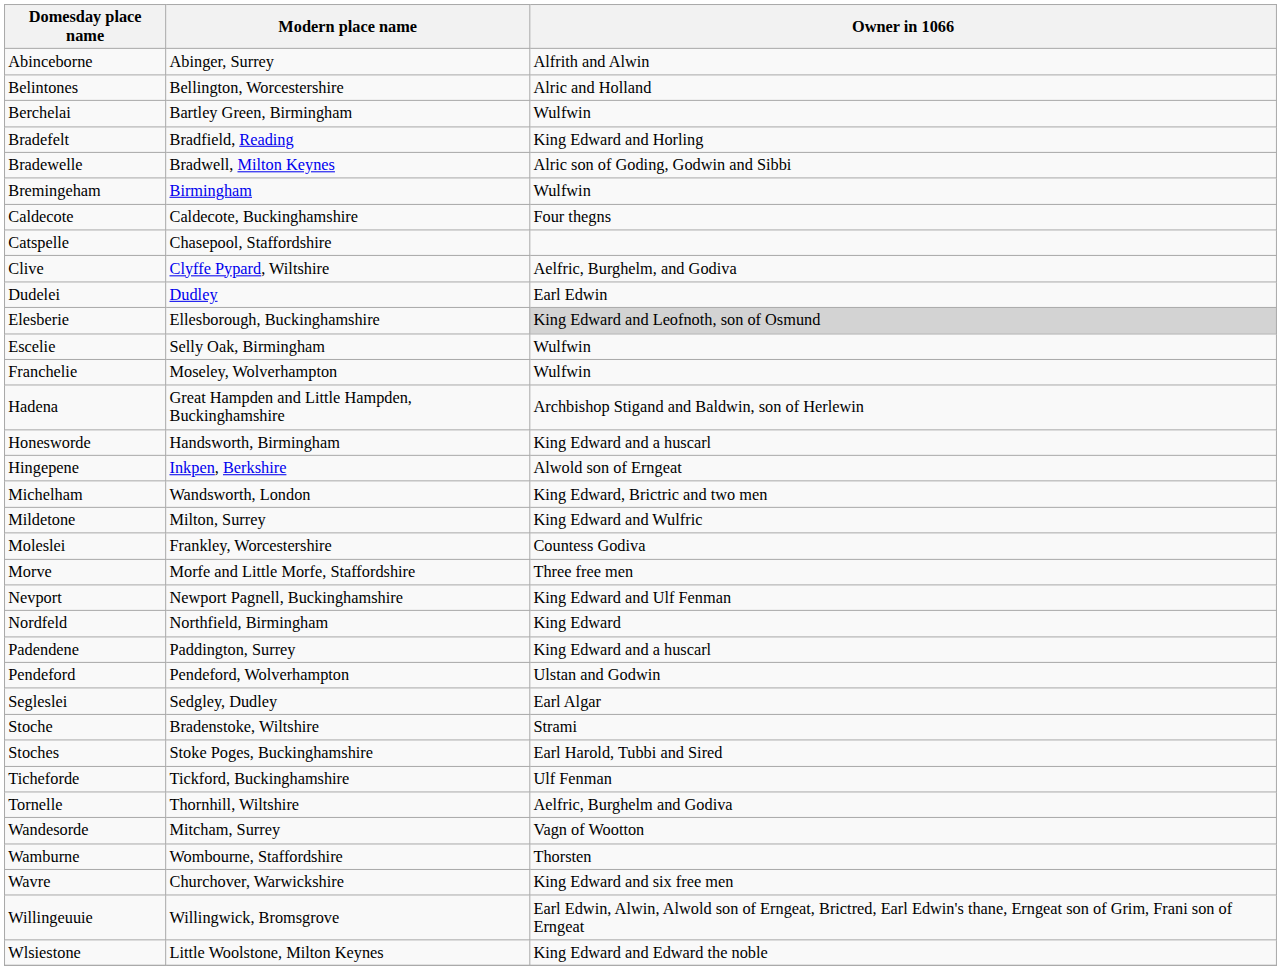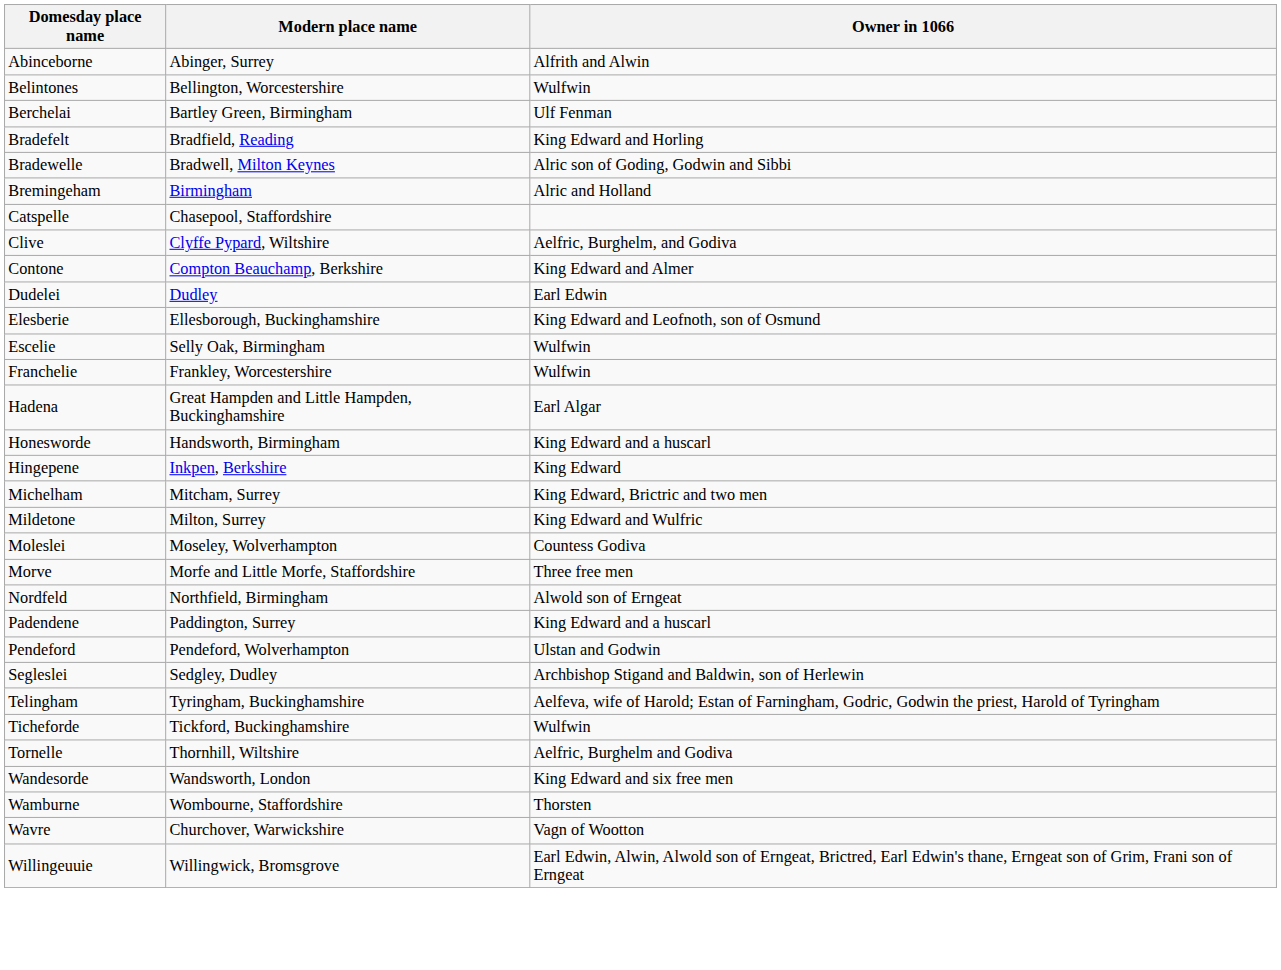(592, 87) Alric and Holland -> (562, 87) Wulfwin
(562, 113) Wulfwin -> (573, 113) Ulf Fenman
(562, 191) Wulfwin -> (592, 191) Alric and Holland
- row: (41, 216)
+ row: (36, 268)
(677, 320) lightgrey background -> (677, 320) no background
(253, 372) Moseley, Wolverhampton -> (251, 372) Frankley, Worcestershire
(699, 407) Archbishop Stigand and Baldwin, son of Herlewin -> (567, 407) Earl Algar
(608, 468) Alwold son of Erngeat -> (577, 468) King Edward
(240, 494) Wandsworth, London -> (225, 494) Mitcham, Surrey
(251, 545) Frankley, Worcestershire -> (253, 545) Moseley, Wolverhampton
- row: (35, 597)
(577, 623) King Edward -> (608, 597) Alwold son of Erngeat
(567, 701) Earl Algar -> (699, 675) Archbishop Stigand and Baldwin, son of Herlewin
- row: (30, 727)
- row: (34, 752)
+ row: (43, 701)
(573, 778) Ulf Fenman -> (562, 727) Wulfwin
(225, 830) Mitcham, Surrey -> (240, 778) Wandsworth, London
(589, 830) Vagn of Wootton -> (633, 778) King Edward and six free men
(633, 882) King Edward and six free men -> (589, 830) Vagn of Wootton
- row: (45, 952)
